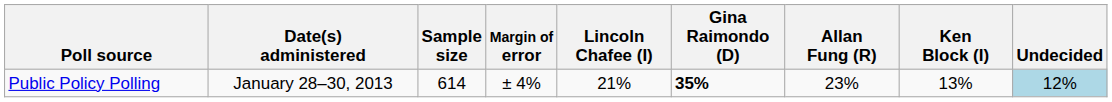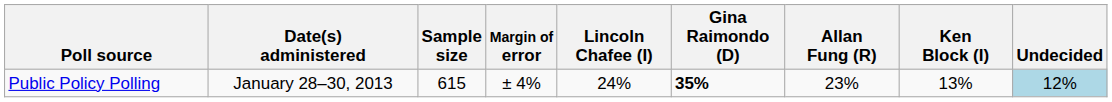(452, 83) 614 -> (452, 83) 615
(614, 83) 21% -> (614, 83) 24%
